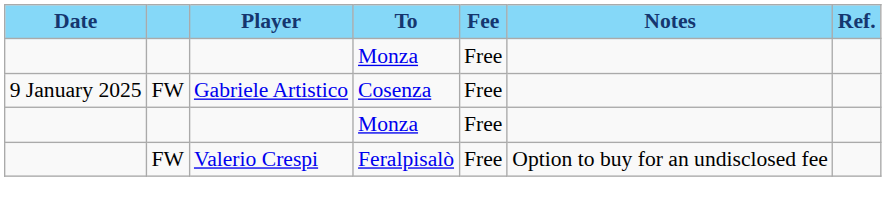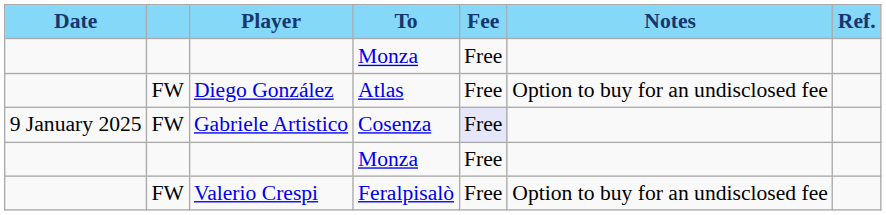+ row: (264, 90)
(483, 90) no background -> (483, 124) lavender background
